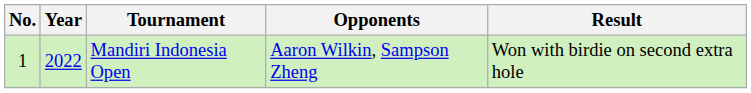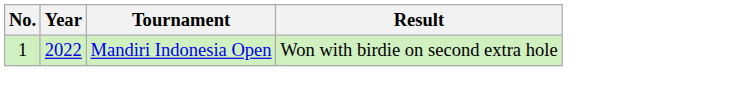- column: (377, 19)
